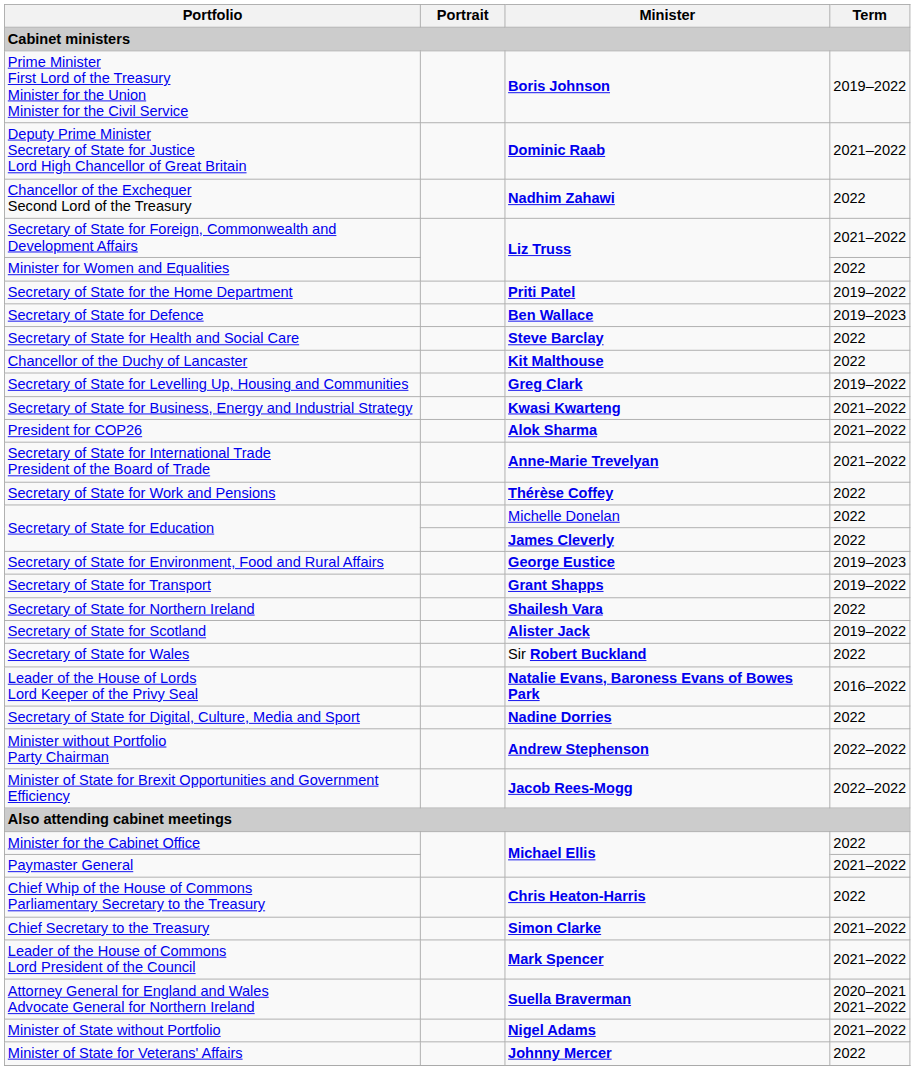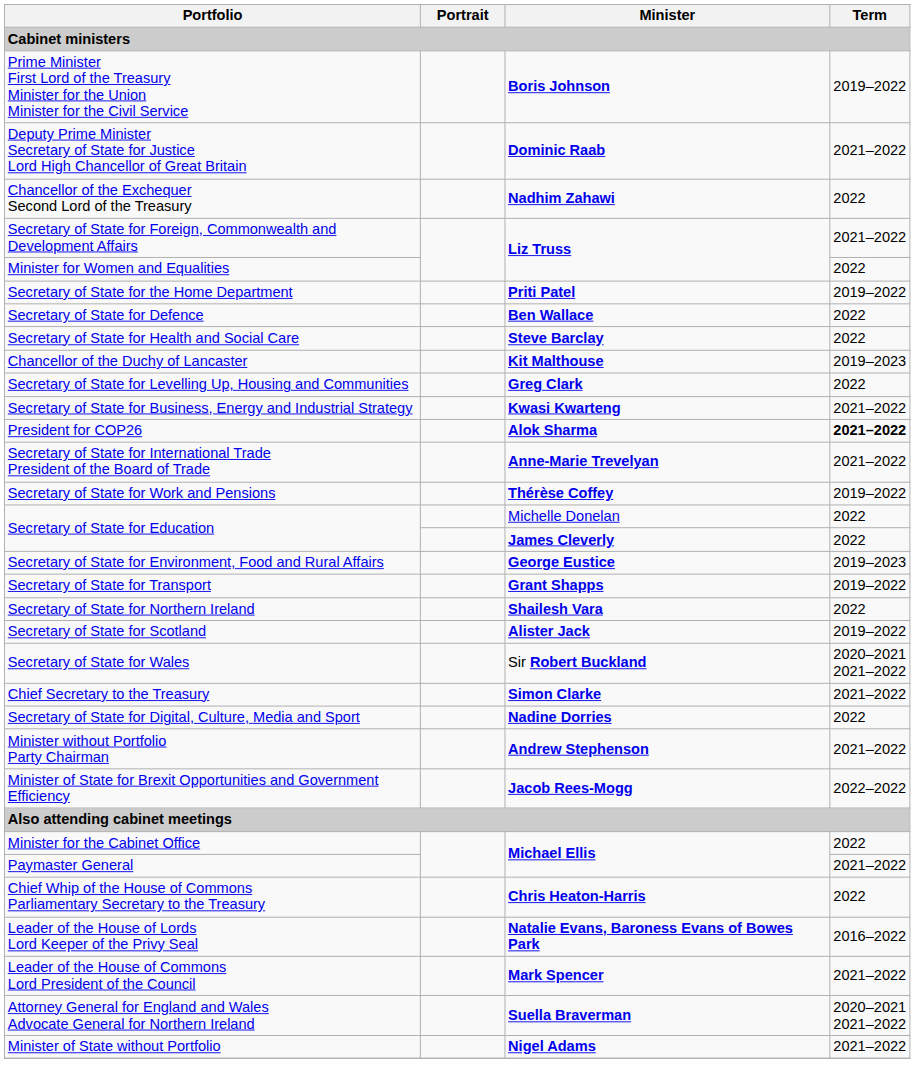(870, 315) 2019–2023 -> (849, 315) 2022
(849, 361) 2022 -> (870, 361) 2019–2023
(870, 384) 2019–2022 -> (849, 384) 2022
(870, 430) normal -> (870, 430) bold
(849, 493) 2022 -> (870, 493) 2019–2022
(849, 655) 2022 -> (870, 663) 2020–2021 2021–2022
rows swapped: (103, 686) <-> (109, 928)
(870, 748) 2022–2022 -> (870, 748) 2021–2022
- row: (125, 1053)
